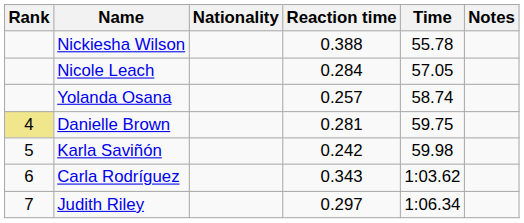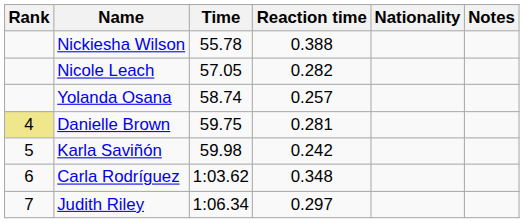columns swapped: (236, 17) <-> (432, 17)
(342, 71) 0.284 -> (312, 71) 0.282
(342, 177) 0.343 -> (312, 177) 0.348
